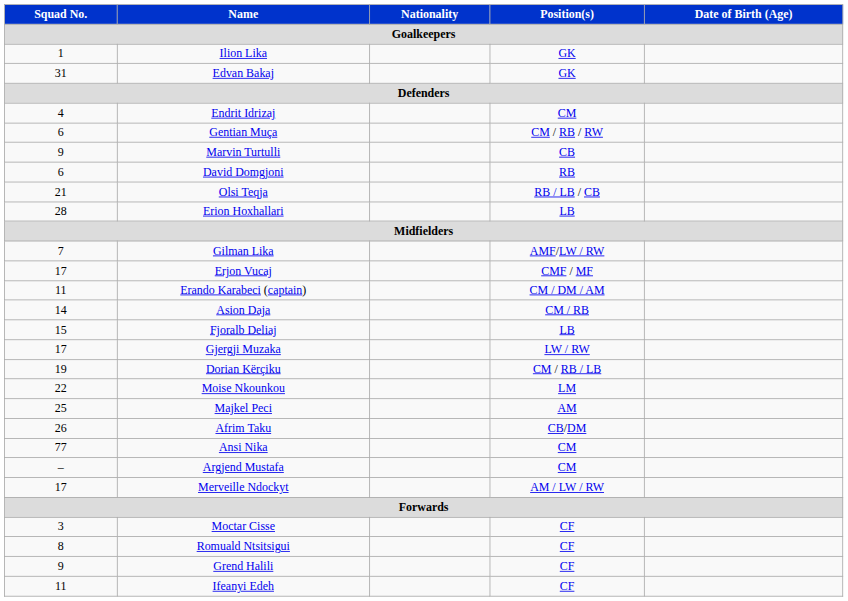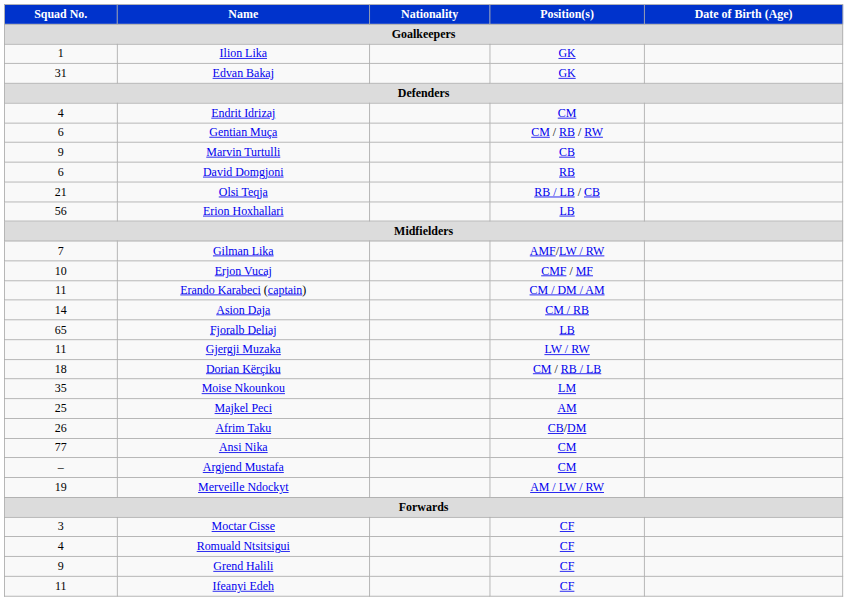(61, 211) 28 -> (61, 211) 56
(61, 271) 17 -> (61, 271) 10
(61, 330) 15 -> (61, 330) 65
(61, 349) 17 -> (61, 349) 11
(61, 369) 19 -> (61, 369) 18
(61, 389) 22 -> (61, 389) 35
(61, 487) 17 -> (61, 487) 19
(61, 546) 8 -> (61, 546) 4
